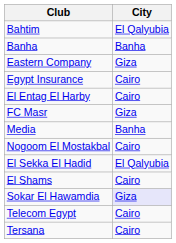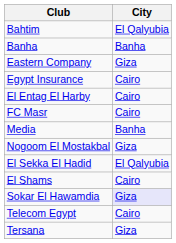(126, 113) Giza -> (128, 113) Cairo
(128, 146) Cairo -> (126, 146) Giza
(128, 230) Cairo -> (126, 230) Giza
